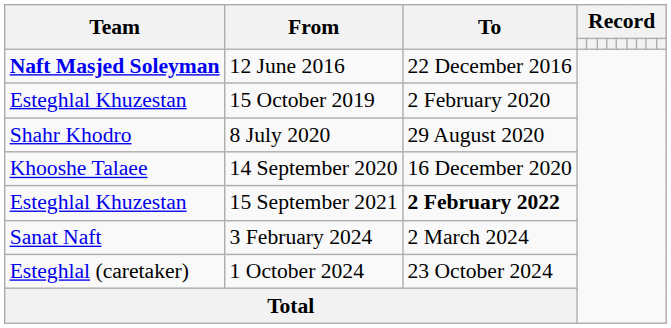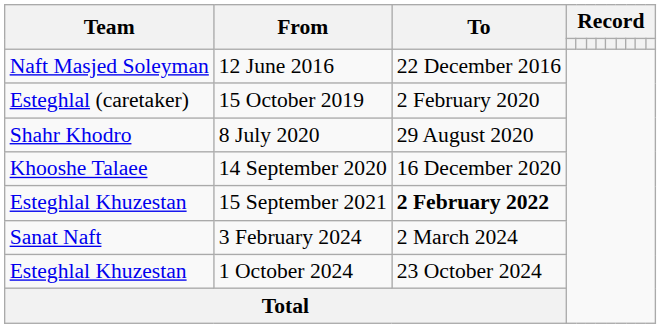(115, 65) bold -> (109, 65) normal
(98, 100) Esteghlal Khuzestan -> (99, 100) Esteghlal (caretaker)
(99, 271) Esteghlal (caretaker) -> (98, 271) Esteghlal Khuzestan
